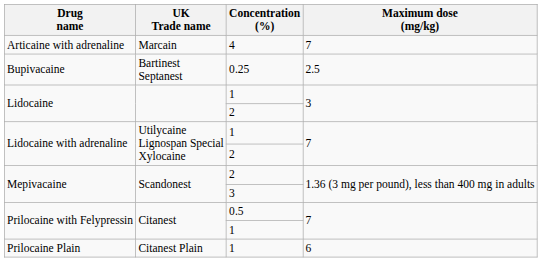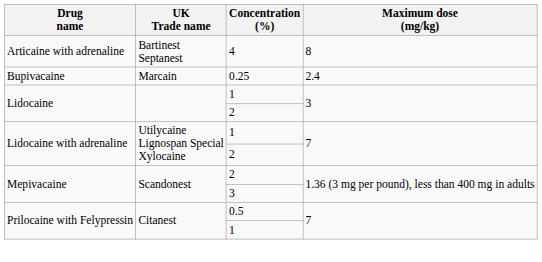(158, 44) Marcain -> (160, 51) Bartinest Septanest
(308, 44) 7 -> (308, 51) 8
(160, 69) Bartinest Septanest -> (158, 76) Marcain
(313, 69) 2.5 -> (313, 76) 2.4
- row: (44, 248)
